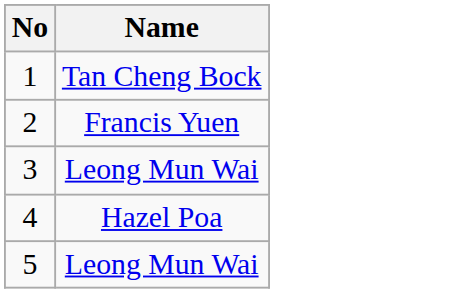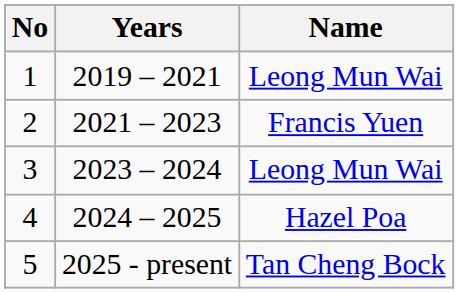+ column: (147, 28)
(162, 75) Tan Cheng Bock -> (346, 75) Leong Mun Wai
(162, 264) Leong Mun Wai -> (346, 264) Tan Cheng Bock
